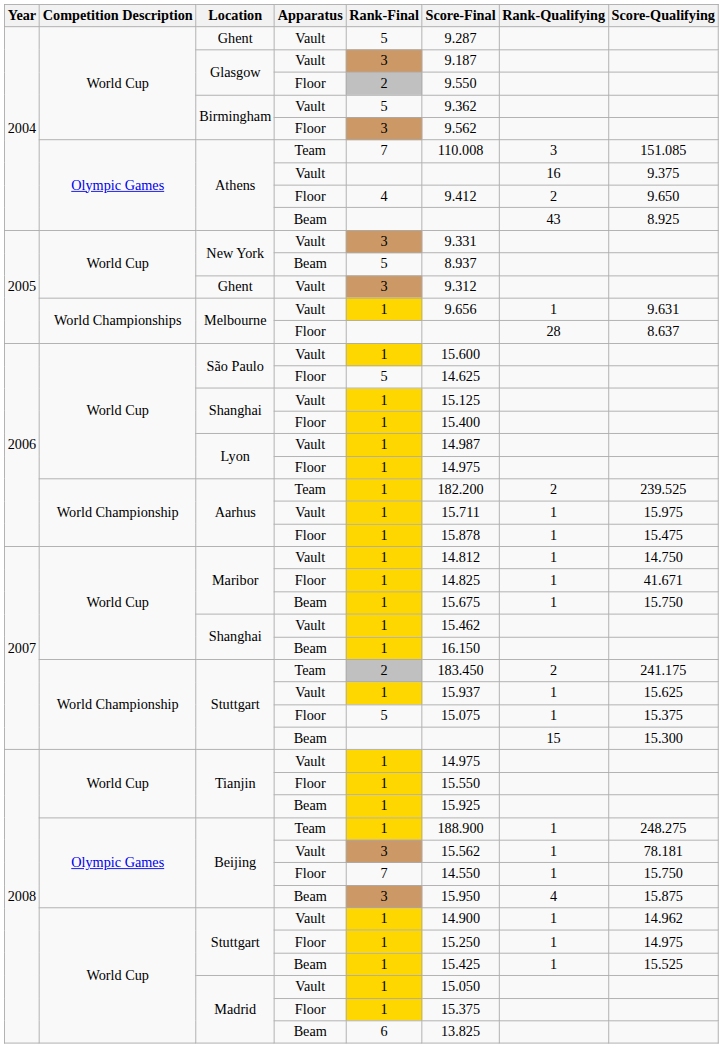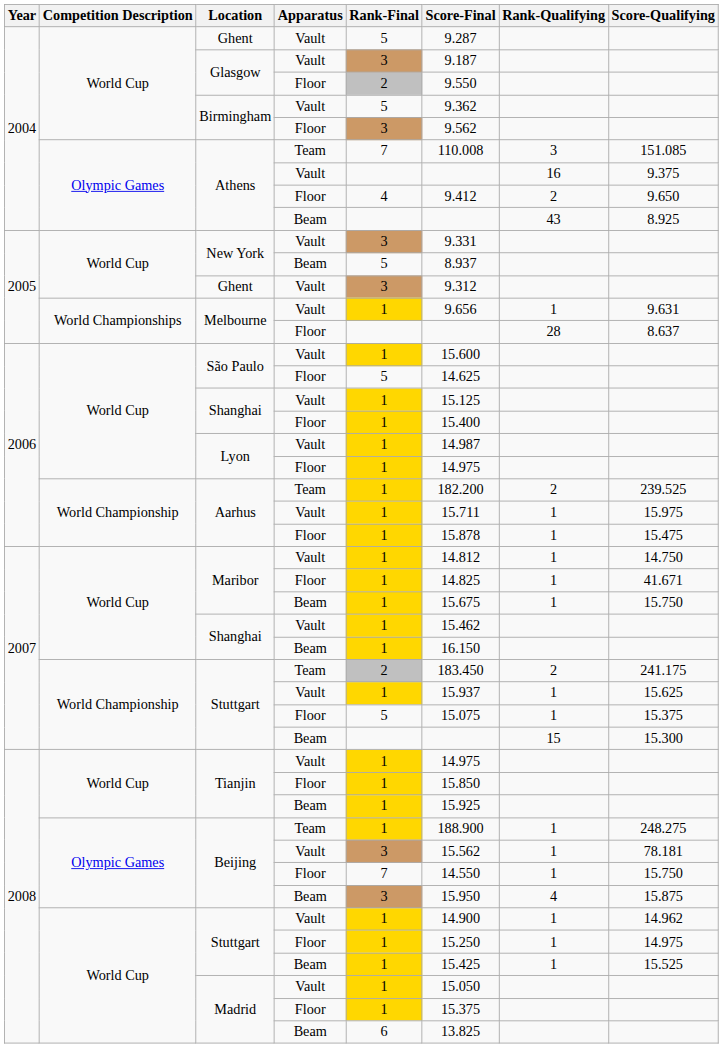(461, 783) 15.550 -> (461, 783) 15.850
